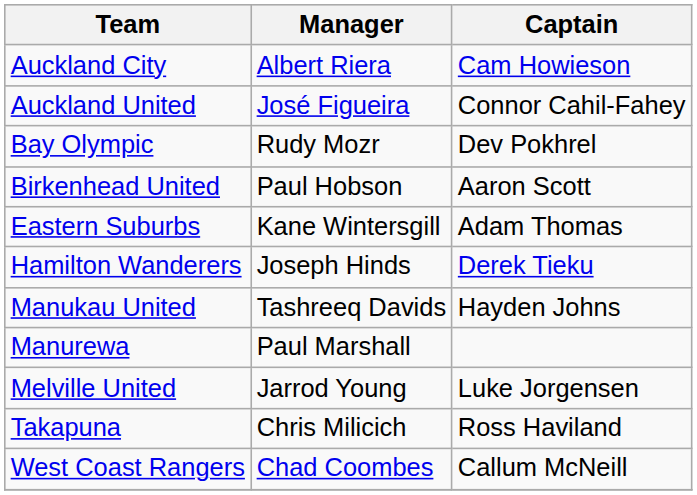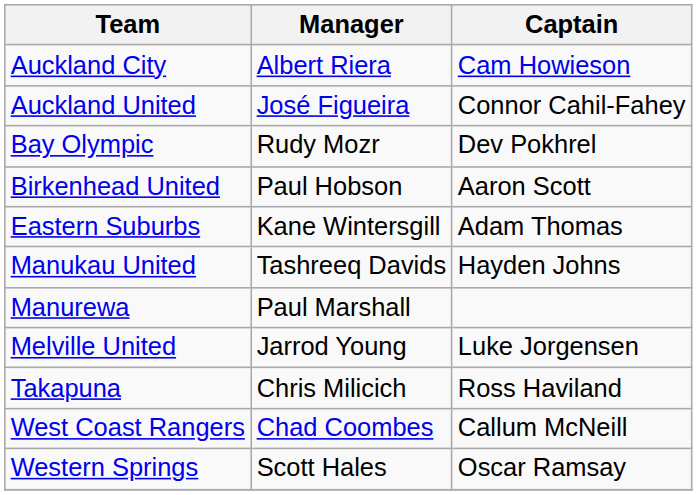- row: (126, 266)
+ row: (104, 468)
